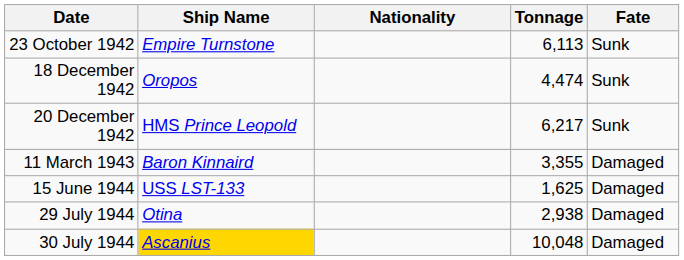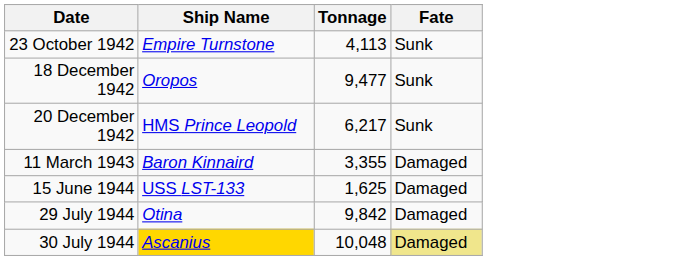- column: (412, 17)
(563, 44) 6,113 -> (366, 44) 4,113
(562, 80) 4,474 -> (366, 80) 9,477
(562, 215) 2,938 -> (366, 215) 9,842
(628, 242) no background -> (431, 242) khaki background
